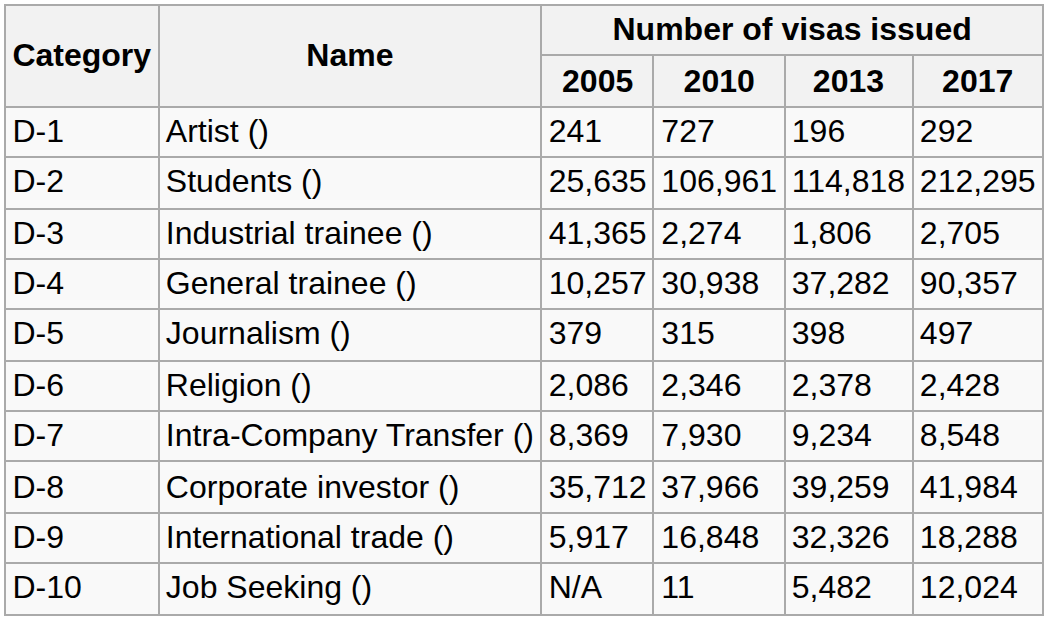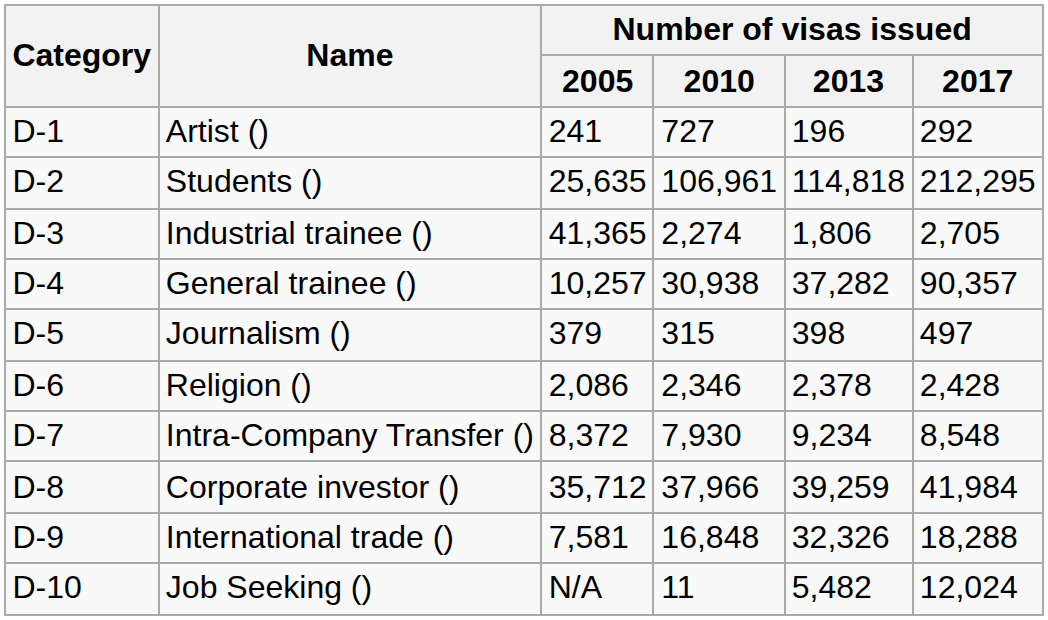(589, 435) 8,369 -> (589, 435) 8,372
(589, 537) 5,917 -> (589, 537) 7,581
